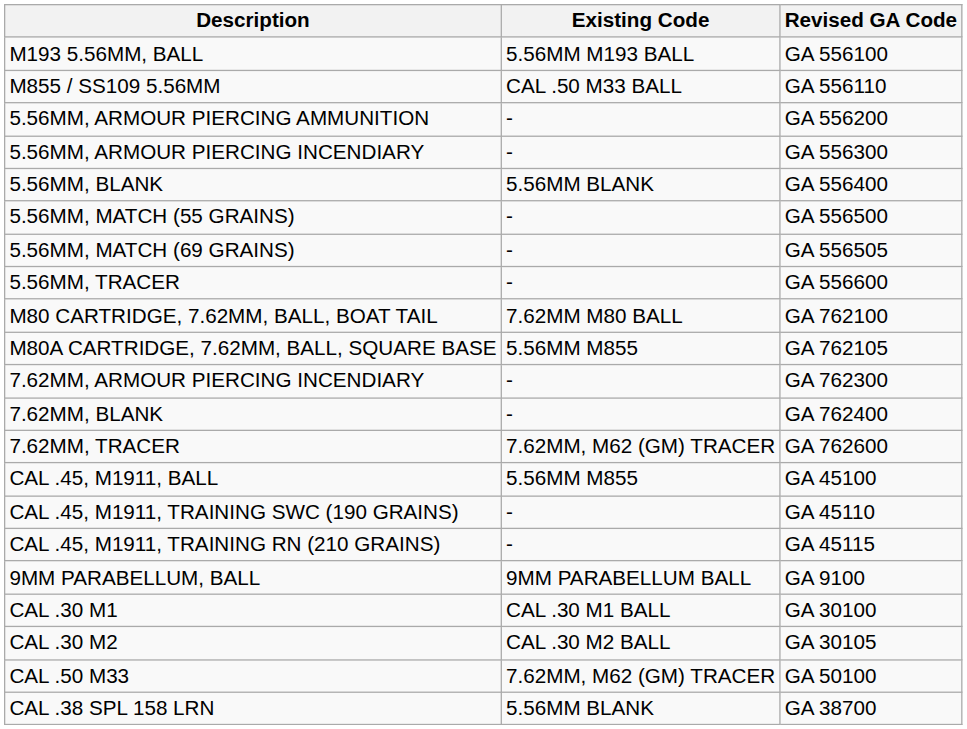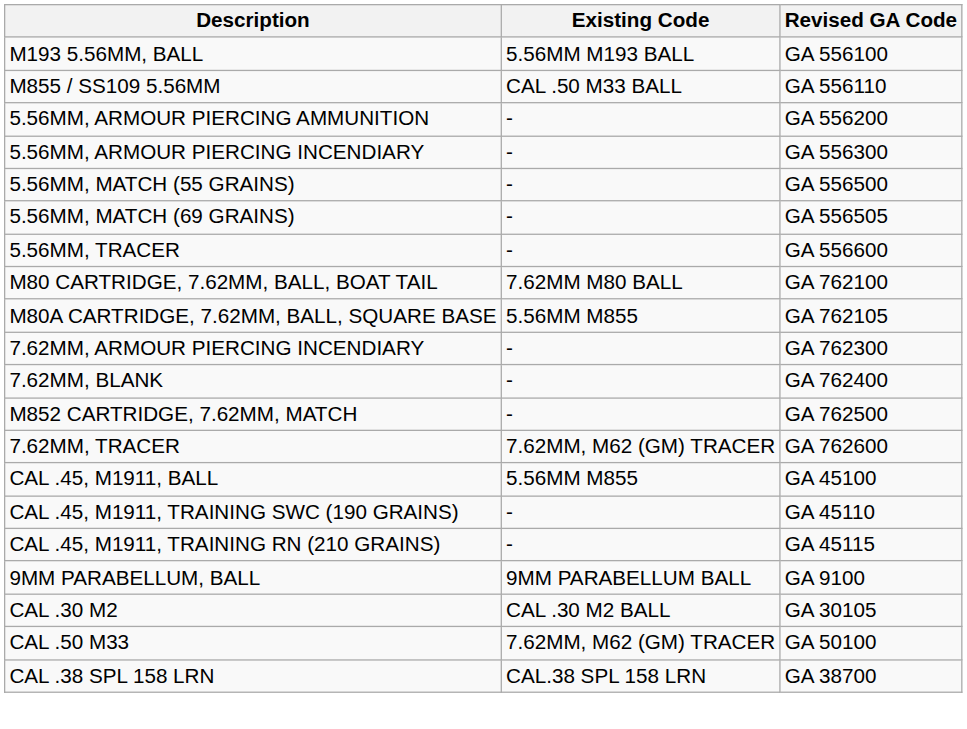- row: (86, 184)
+ row: (183, 413)
- row: (64, 610)
(580, 708) 5.56MM BLANK -> (606, 675) CAL.38 SPL 158 LRN
